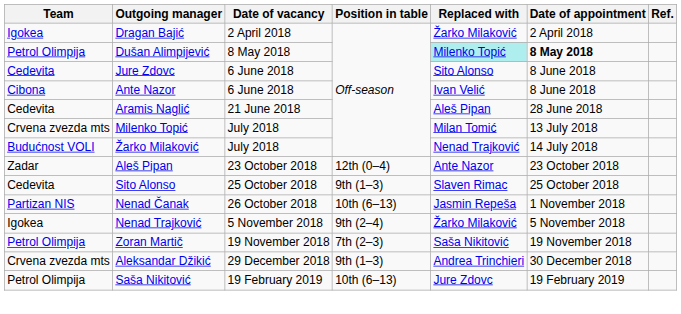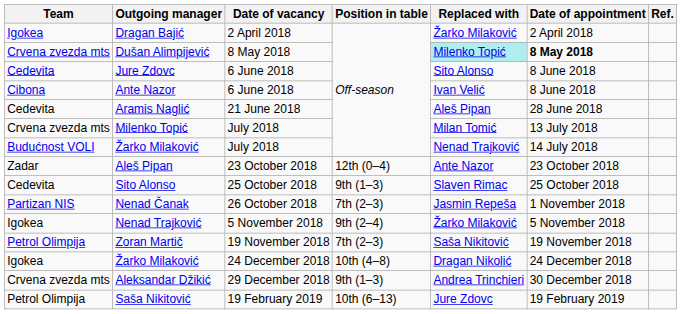(46, 52) Petrol Olimpija -> (58, 52) Crvena zvezda mts
(366, 204) 10th (6–13) -> (359, 204) 7th (2–3)
+ row: (157, 261)
